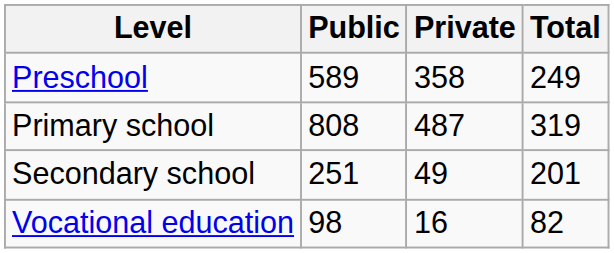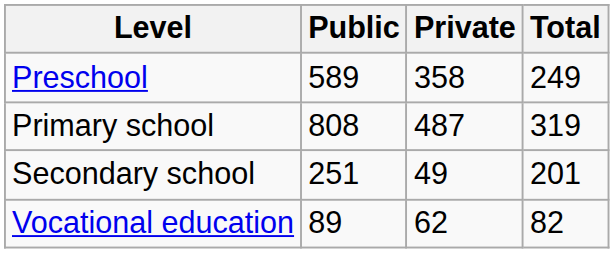(325, 222) 98 -> (325, 222) 89
(431, 222) 16 -> (431, 222) 62
